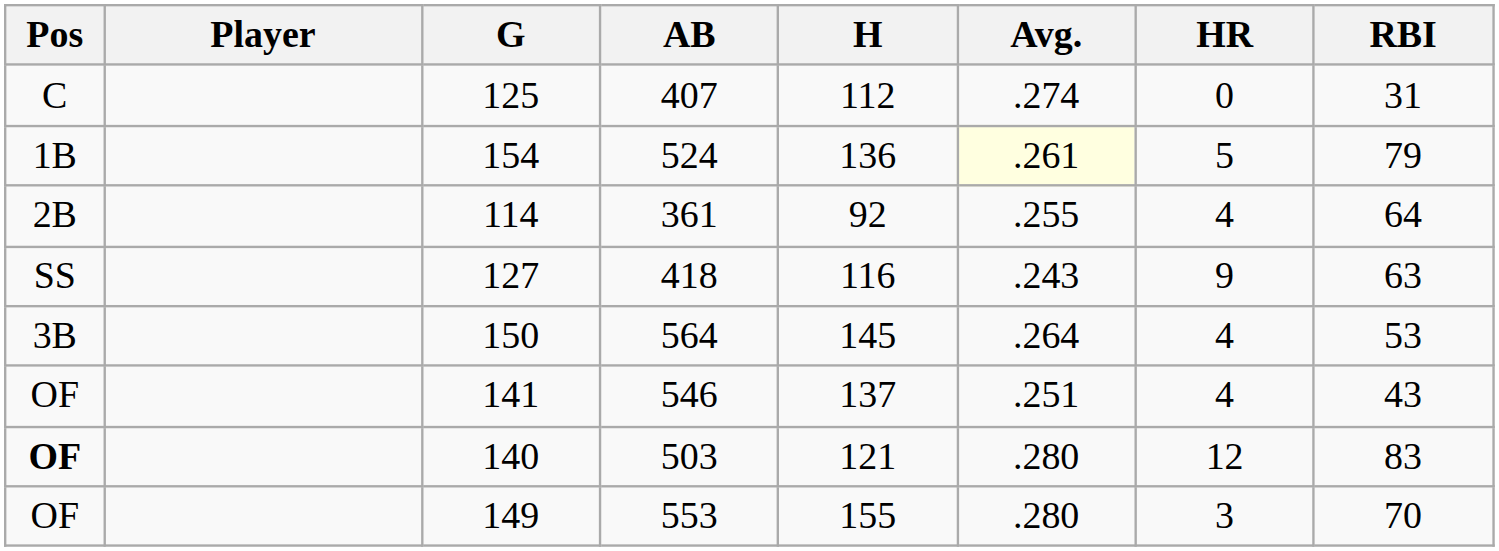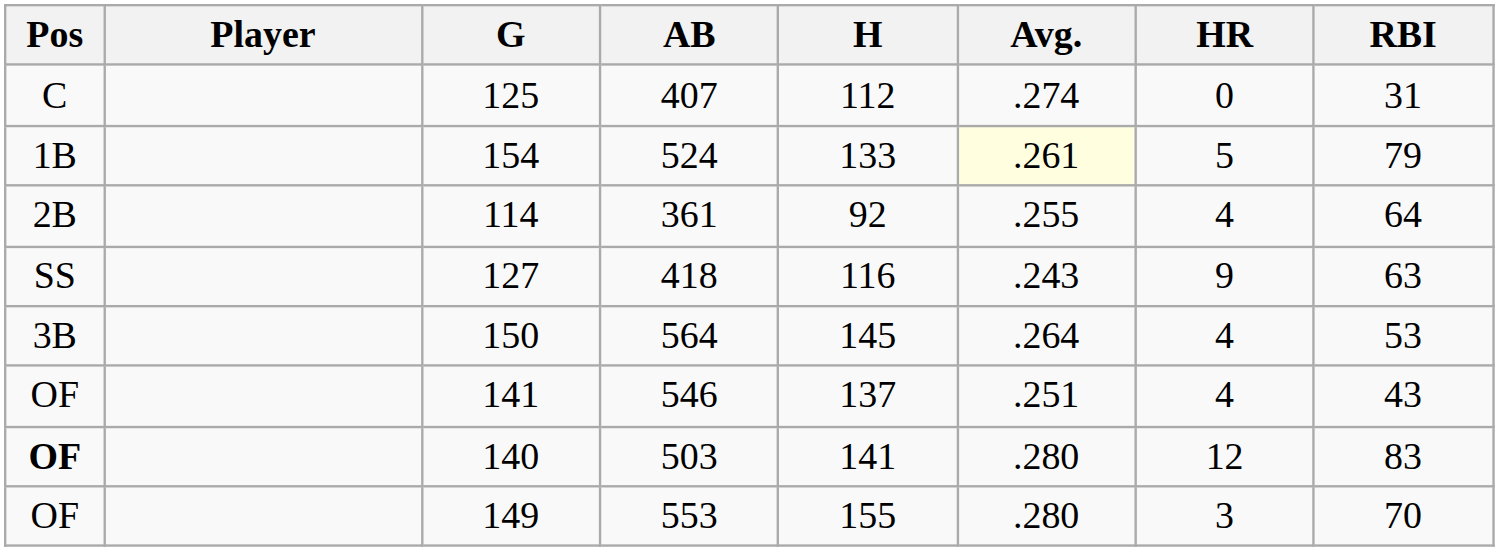(868, 154) 136 -> (868, 154) 133
(868, 455) 121 -> (868, 455) 141
